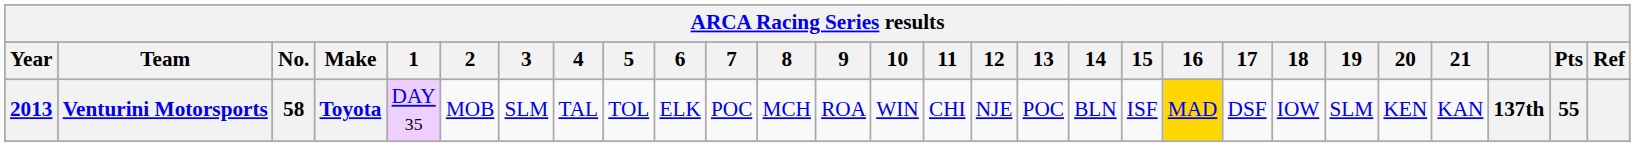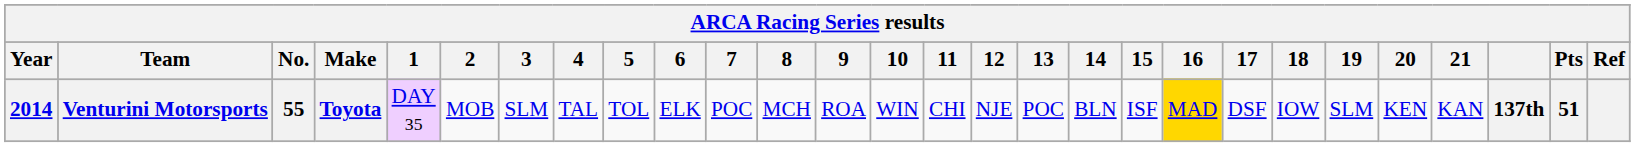(31, 109) 2013 -> (31, 109) 2014
(294, 109) 58 -> (294, 109) 55
(1569, 109) 55 -> (1569, 109) 51
